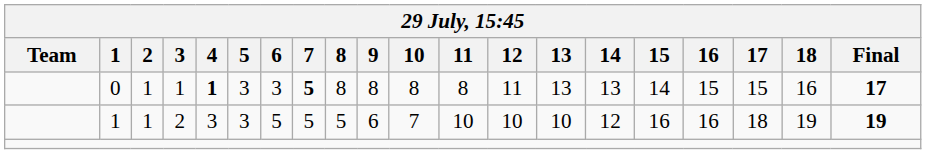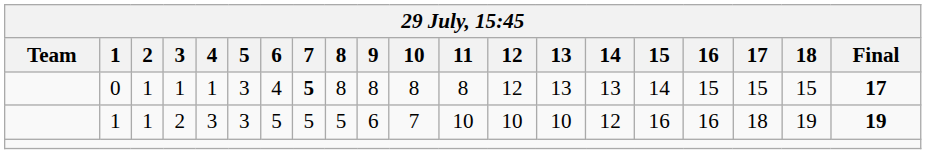(212, 88) bold -> (212, 88) normal
(277, 88) 3 -> (277, 88) 4
(512, 88) 11 -> (512, 88) 12
(806, 88) 16 -> (806, 88) 15
